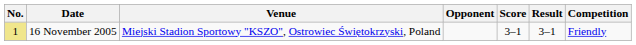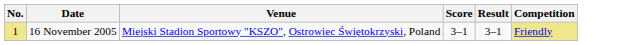- column: (470, 13)
(587, 31) no background -> (533, 31) khaki background
